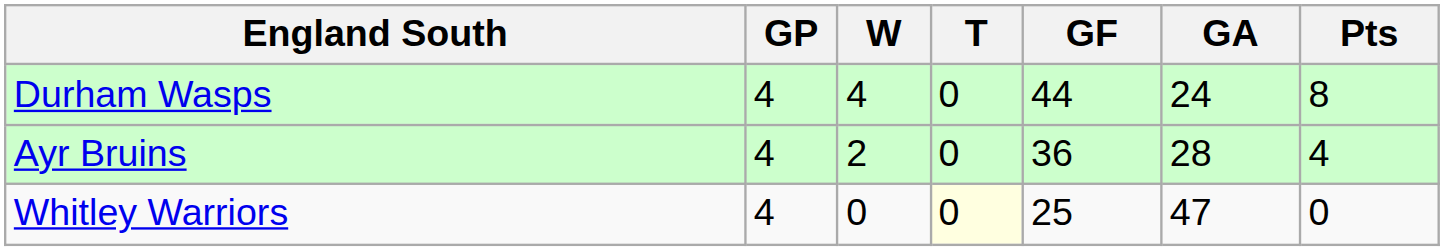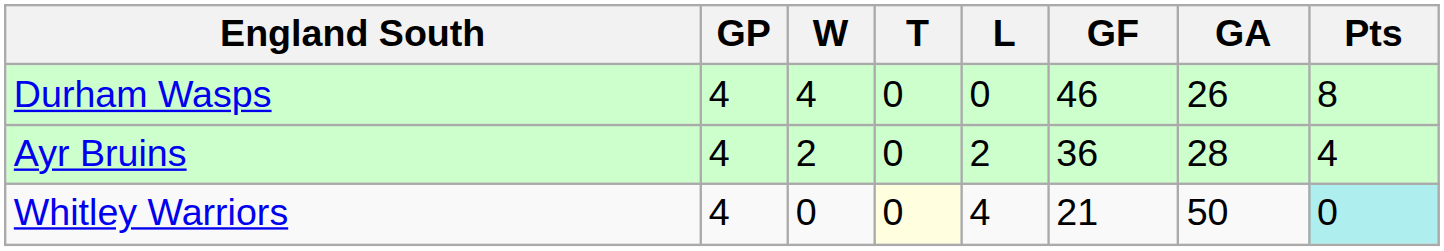+ column: (1004, 34)
(1052, 93) 44 -> (1077, 93) 46
(1191, 93) 24 -> (1208, 93) 26
(1052, 213) 25 -> (1077, 213) 21
(1191, 213) 47 -> (1208, 213) 50
(1319, 213) no background -> (1327, 213) paleturquoise background
